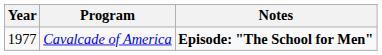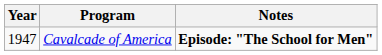(22, 38) 1977 -> (22, 38) 1947
